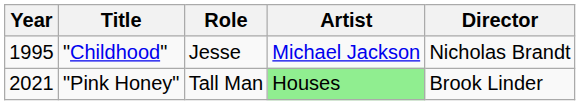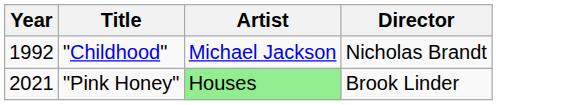- column: (226, 20)
(31, 52) 1995 -> (31, 52) 1992
